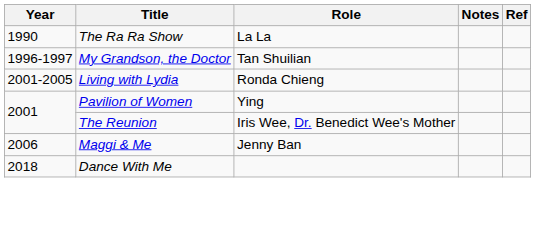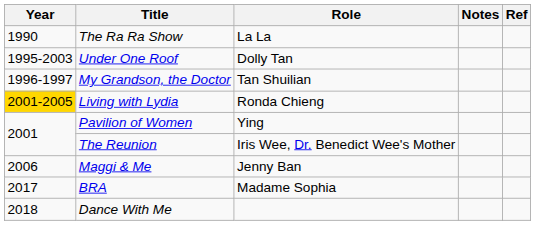+ row: (128, 58)
(40, 79) no background -> (40, 101) gold background
+ row: (93, 187)
